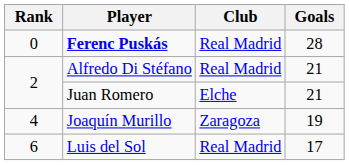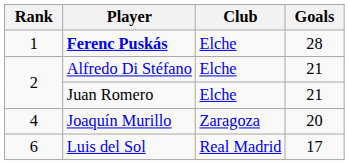(34, 43) 0 -> (34, 43) 1
(240, 43) Real Madrid -> (218, 43) Elche
(240, 69) Real Madrid -> (218, 69) Elche
(314, 120) 19 -> (314, 120) 20
